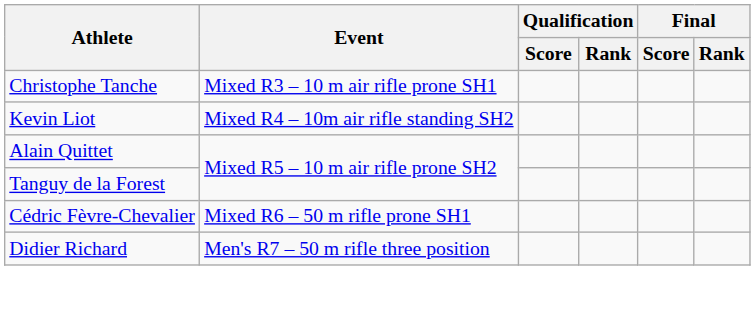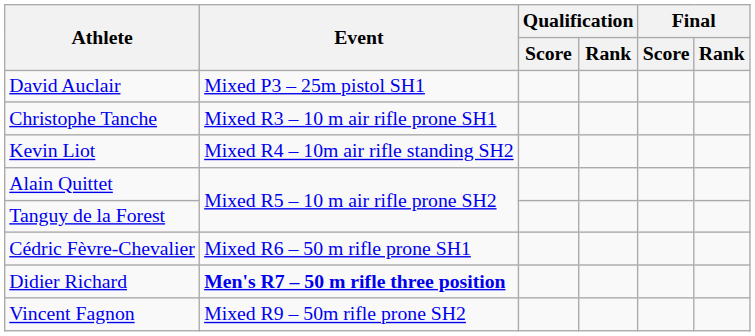+ row: (65, 86)
(347, 248) normal -> (355, 281) bold
+ row: (72, 313)
